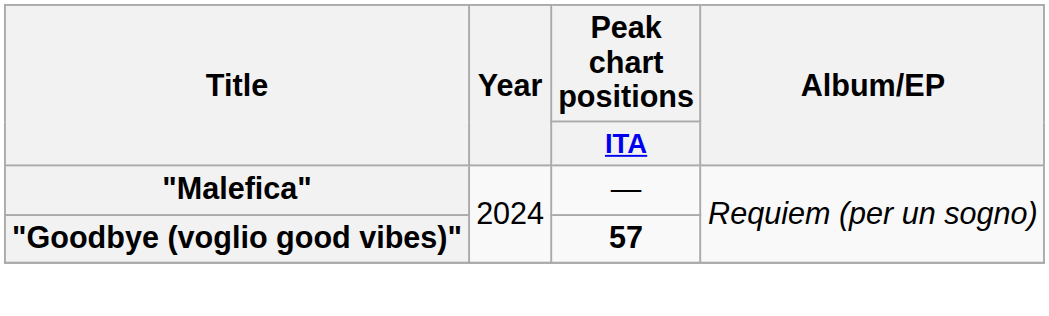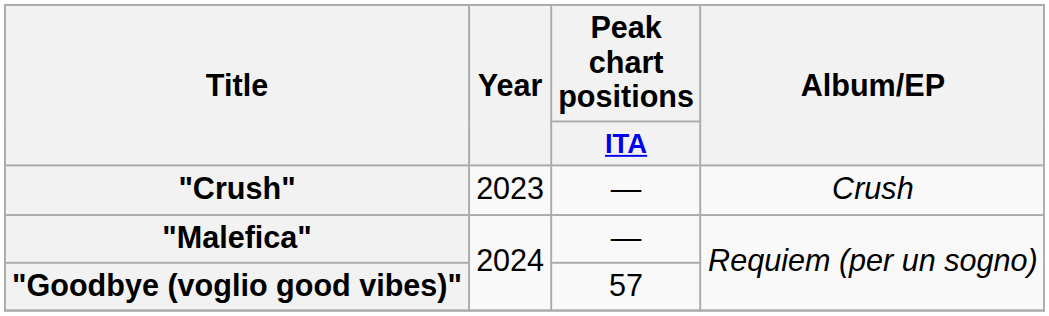+ row: (237, 189)
(626, 237) bold -> (626, 286) normal
